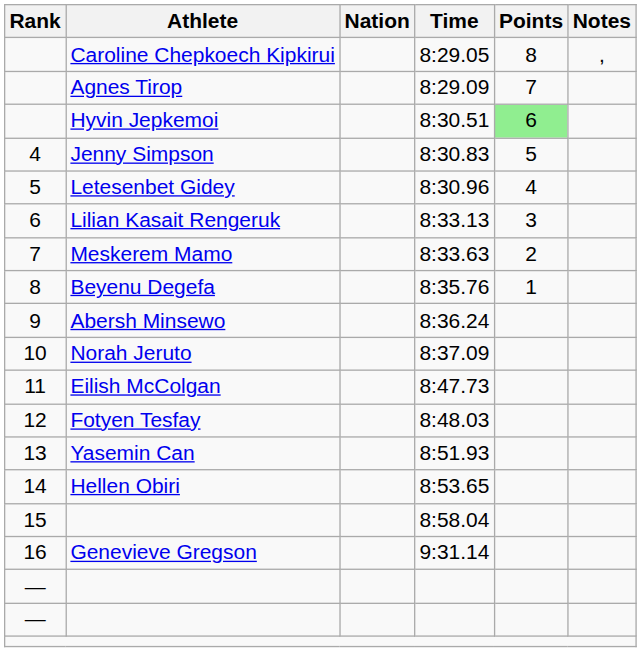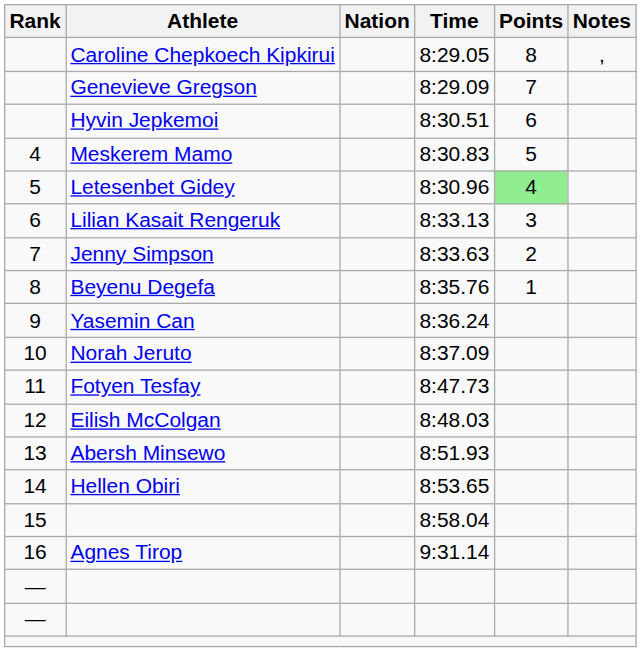(126, 87) Agnes Tirop -> (164, 87) Genevieve Gregson
(531, 120) lightgreen background -> (531, 120) no background
(142, 154) Jenny Simpson -> (151, 154) Meskerem Mamo
(531, 187) no background -> (531, 187) lightgreen background
(151, 253) Meskerem Mamo -> (142, 253) Jenny Simpson
(148, 320) Abersh Minsewo -> (133, 320) Yasemin Can
(146, 386) Eilish McColgan -> (135, 386) Fotyen Tesfay
(135, 420) Fotyen Tesfay -> (146, 420) Eilish McColgan
(133, 453) Yasemin Can -> (148, 453) Abersh Minsewo
(164, 552) Genevieve Gregson -> (126, 552) Agnes Tirop
